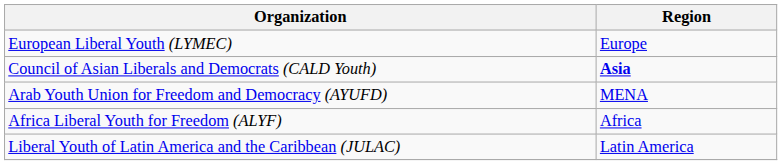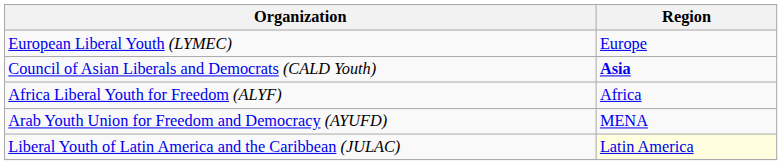rows swapped: (198, 95) <-> (145, 120)
(647, 146) no background -> (647, 146) lightyellow background
